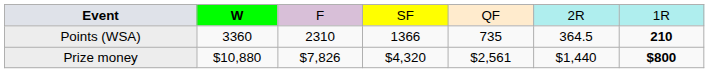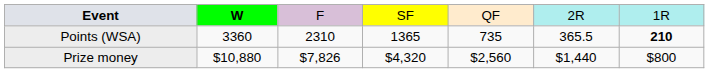(405, 37) 1366 -> (405, 37) 1365
(576, 37) 364.5 -> (576, 37) 365.5
(491, 58) $2,561 -> (491, 58) $2,560
(661, 58) bold -> (661, 58) normal
